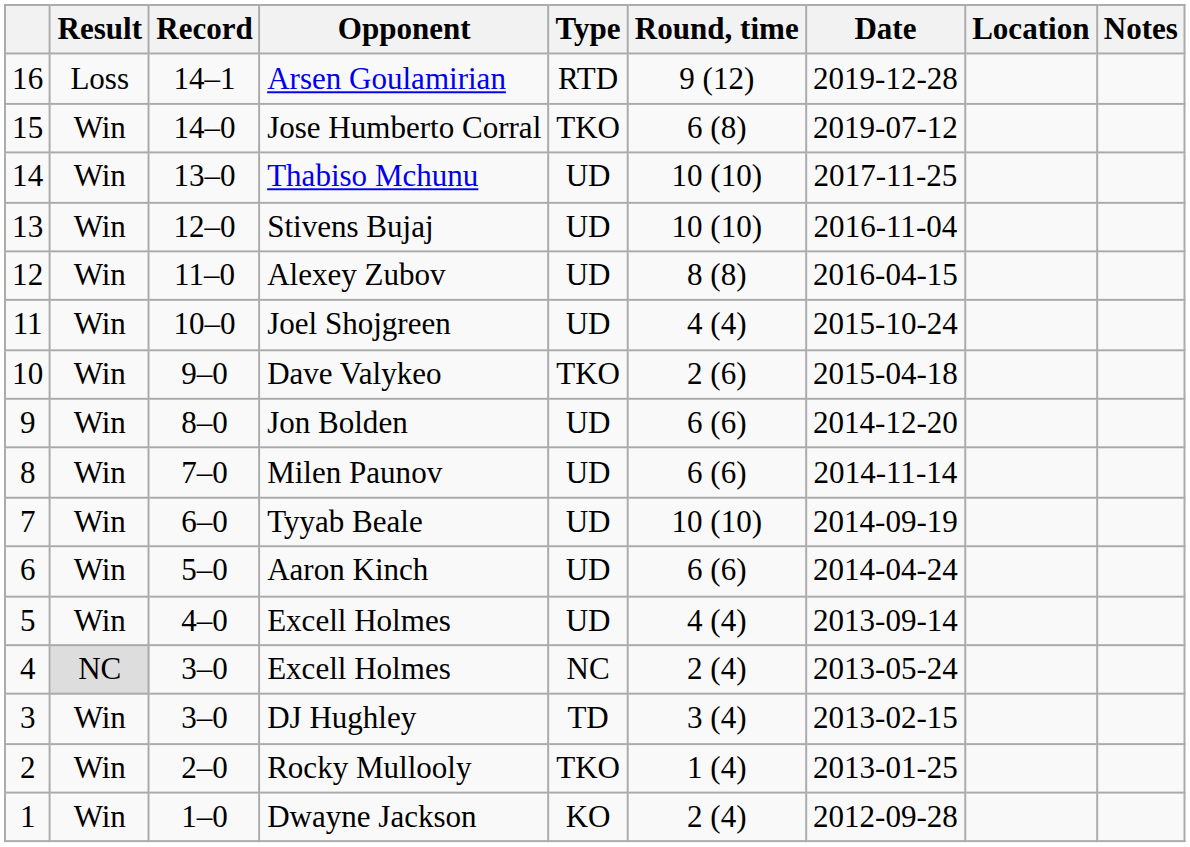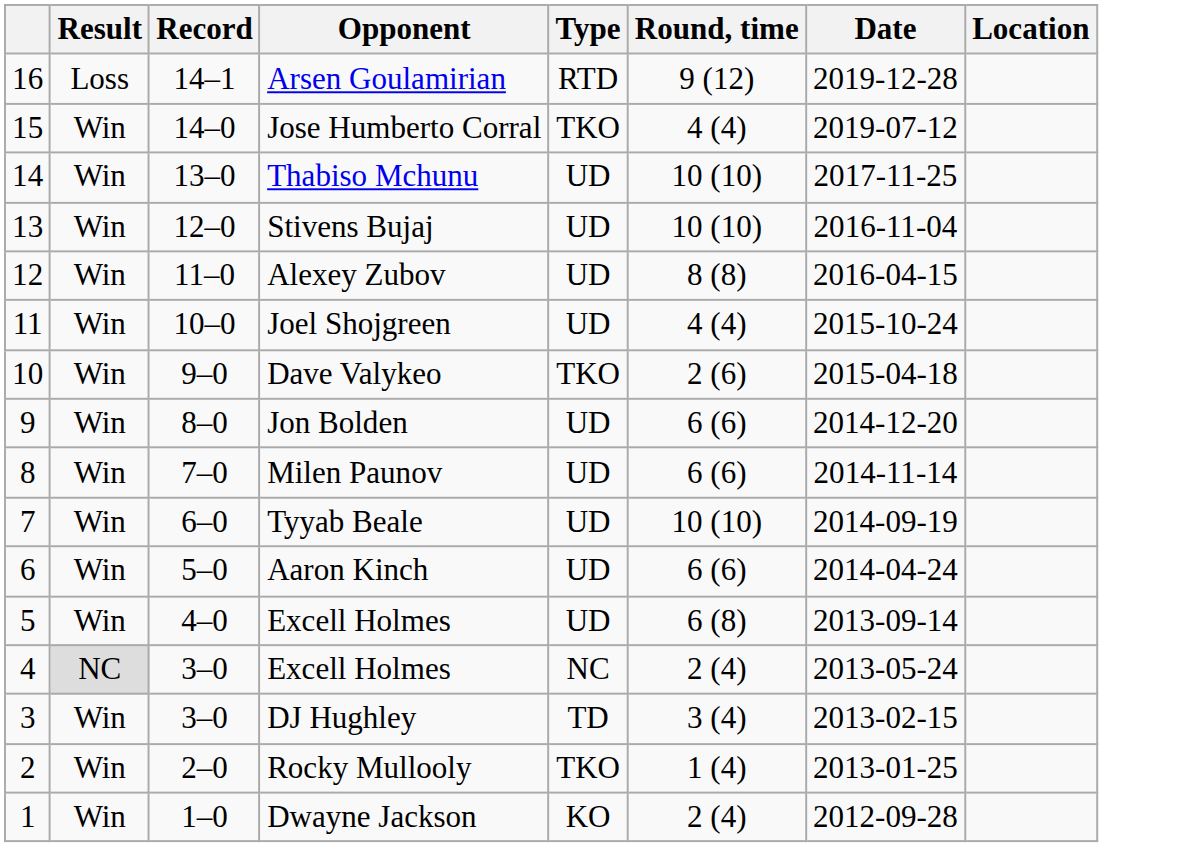- column: (1141, 29)
(717, 127) 6 (8) -> (717, 127) 4 (4)
(717, 619) 4 (4) -> (717, 619) 6 (8)
